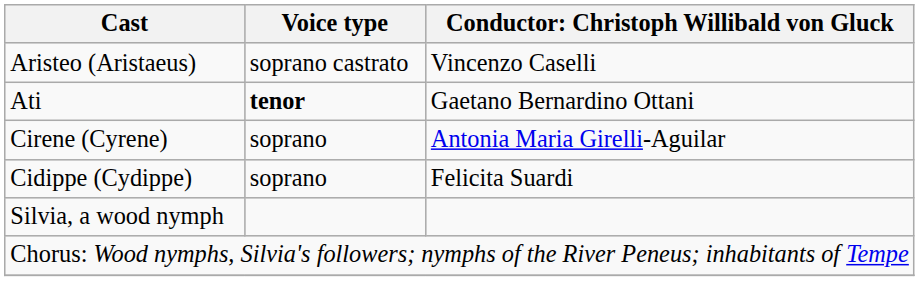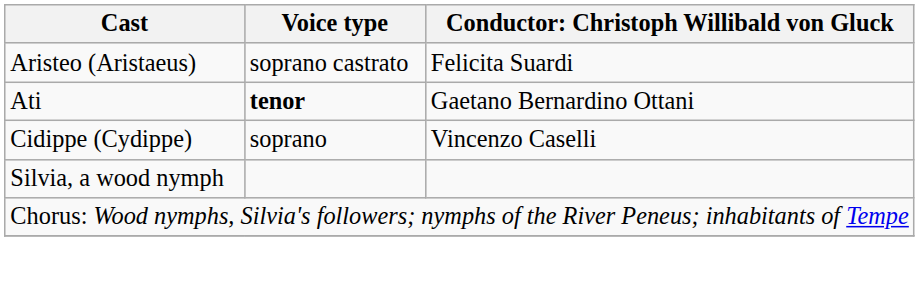(514, 62) Vincenzo Caselli -> (502, 62) Felicita Suardi
- row: (89, 139)
(502, 178) Felicita Suardi -> (514, 139) Vincenzo Caselli
